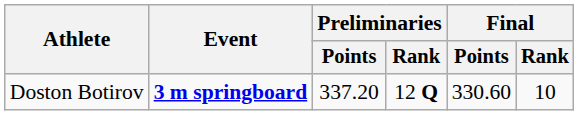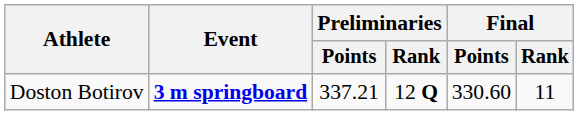(349, 92) 337.20 -> (349, 92) 337.21
(545, 92) 10 -> (545, 92) 11
